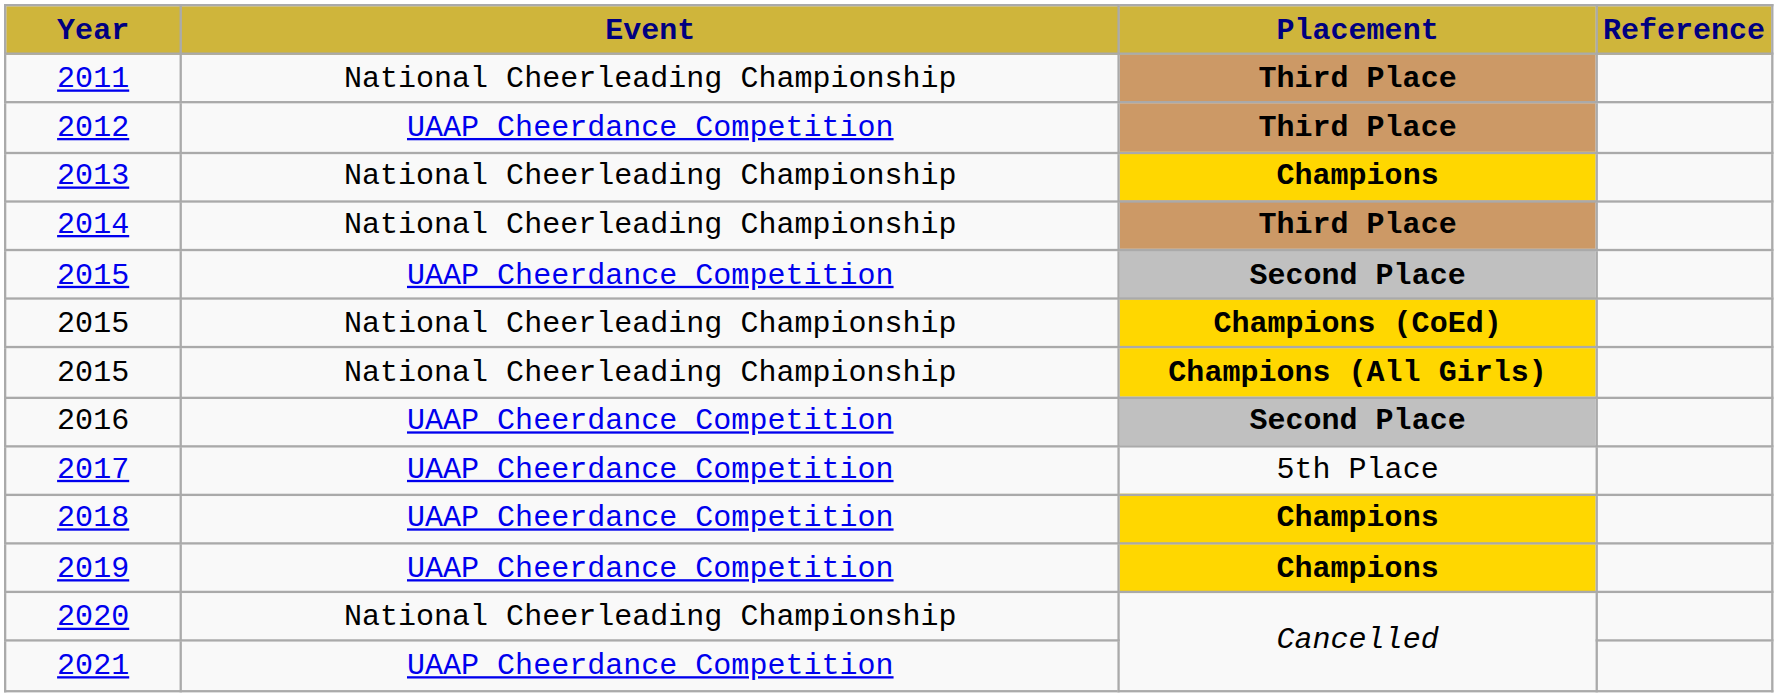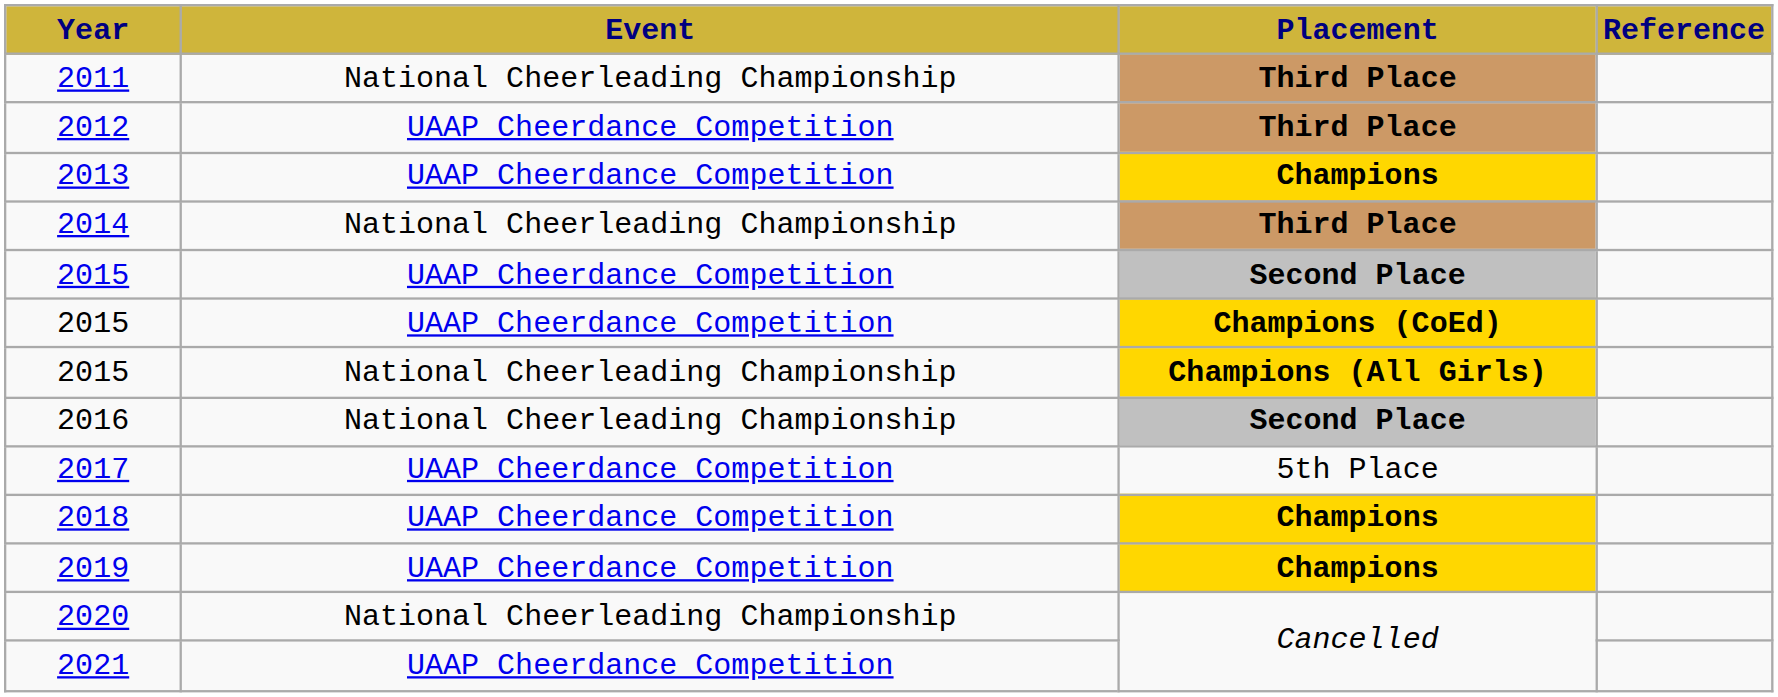(650, 176) National Cheerleading Championship -> (650, 176) UAAP Cheerdance Competition
(650, 323) National Cheerleading Championship -> (650, 323) UAAP Cheerdance Competition
(650, 421) UAAP Cheerdance Competition -> (650, 421) National Cheerleading Championship
